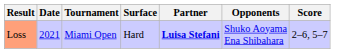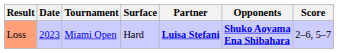(50, 34) 2021 -> (50, 34) 2023
(256, 34) normal -> (257, 34) bold
